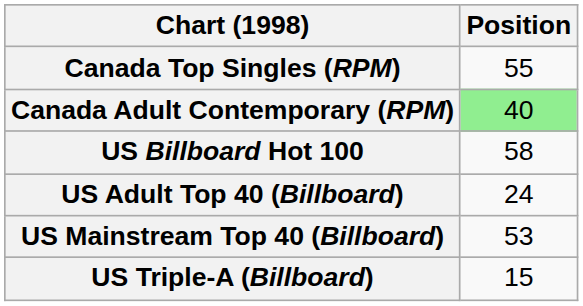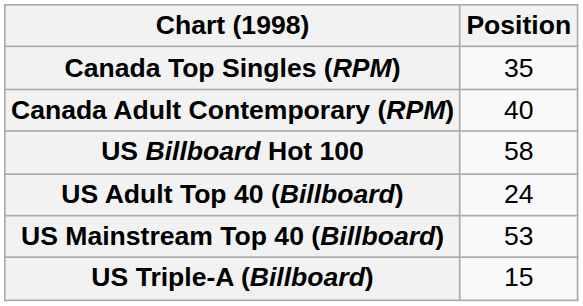(519, 67) 55 -> (519, 67) 35
(519, 109) lightgreen background -> (519, 109) no background
